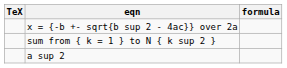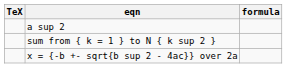rows swapped: (46, 56) <-> (132, 26)
